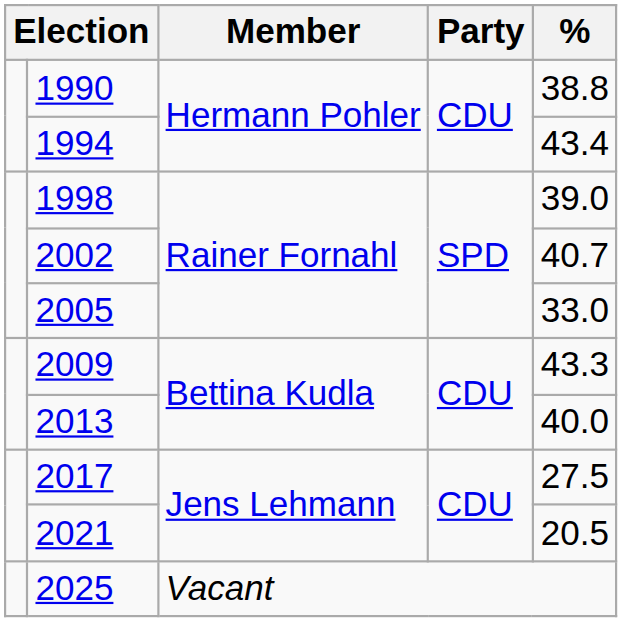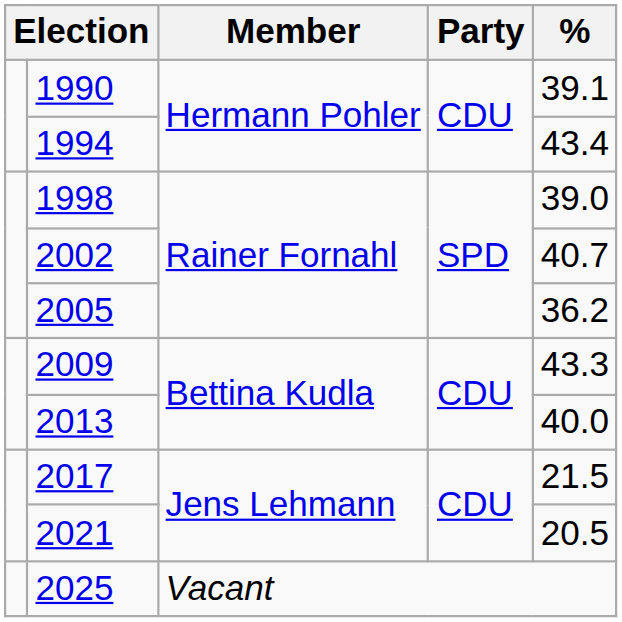(575, 87) 38.8 -> (575, 87) 39.1
(575, 310) 33.0 -> (575, 310) 36.2
(575, 476) 27.5 -> (575, 476) 21.5
